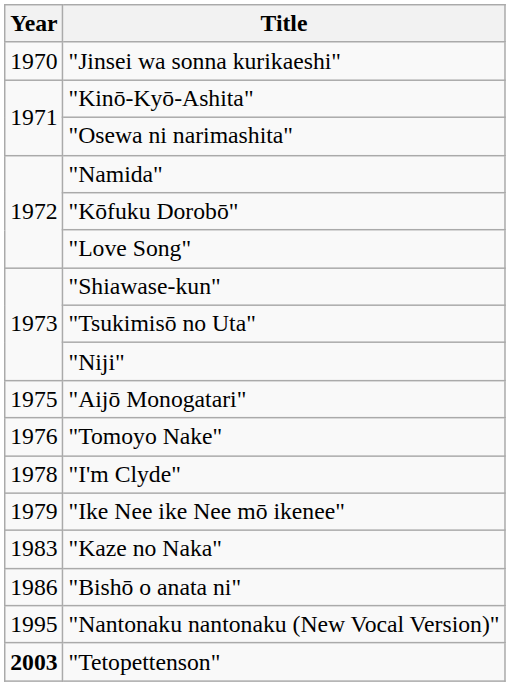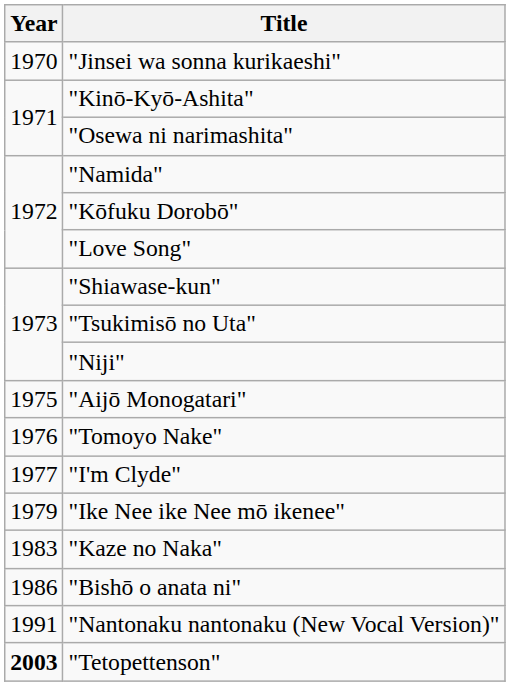(34, 473) 1978 -> (34, 473) 1977
(34, 624) 1995 -> (34, 624) 1991
